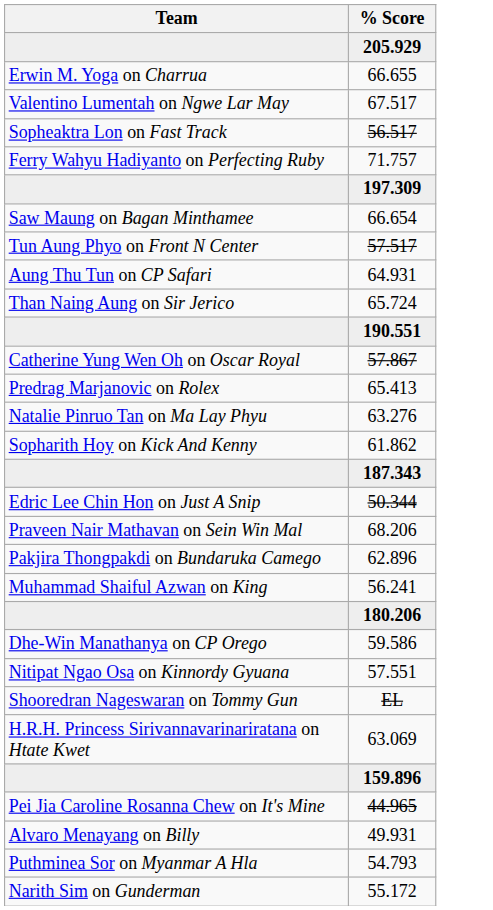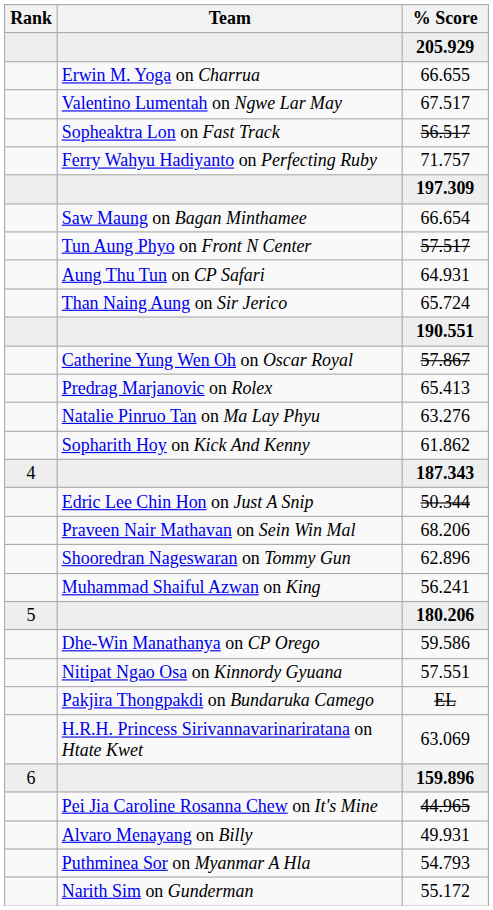+ column: (31, 18)
(165, 558) Pakjira Thongpakdi on Bundaruka Camego -> (206, 558) Shooredran Nageswaran on Tommy Gun
(153, 700) Shooredran Nageswaran on Tommy Gun -> (218, 700) Pakjira Thongpakdi on Bundaruka Camego
